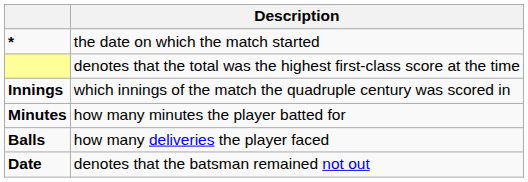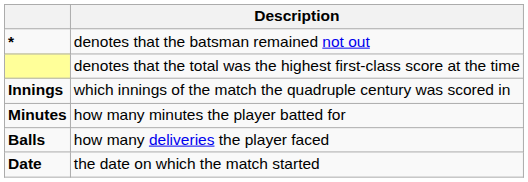(197, 41) the date on which the match started -> (222, 41) denotes that the batsman remained not out
(222, 164) denotes that the batsman remained not out -> (197, 164) the date on which the match started
